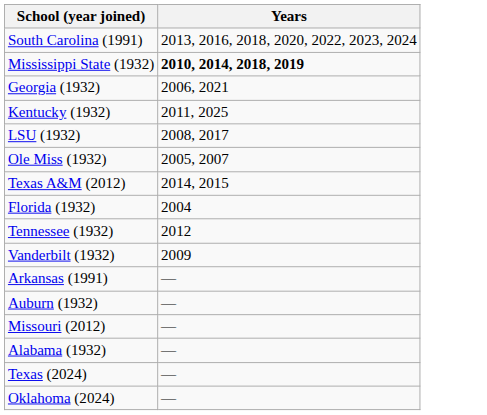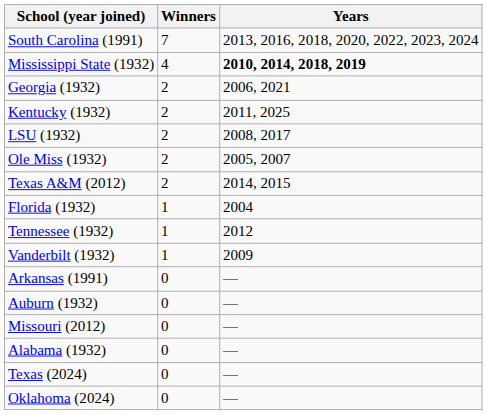+ column: (189, 16)
